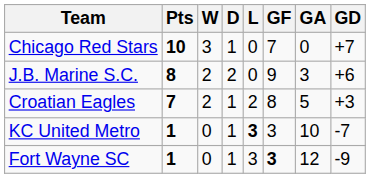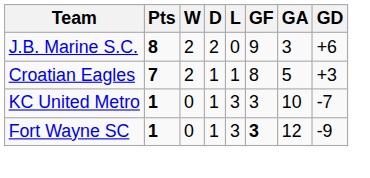- row: (83, 46)
(253, 103) 2 -> (235, 74) 1
(253, 131) bold -> (235, 103) normal
